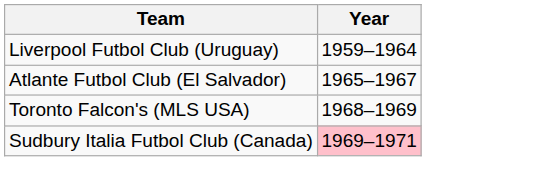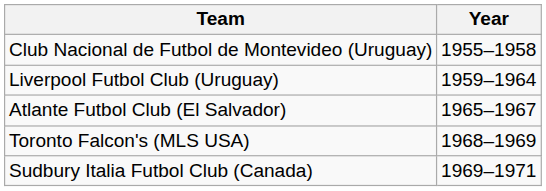+ row: (221, 49)
(369, 140) pink background -> (489, 170) no background
